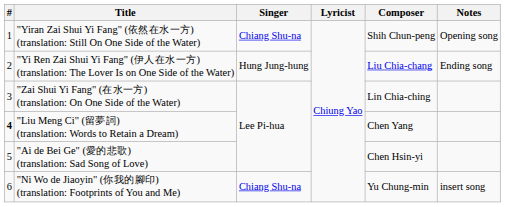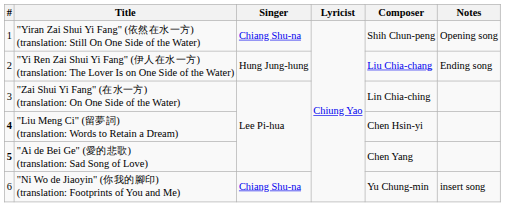(390, 126) Chen Yang -> (395, 126) Chen Hsin-yi
(9, 156) normal -> (9, 156) bold
(395, 156) Chen Hsin-yi -> (390, 156) Chen Yang
